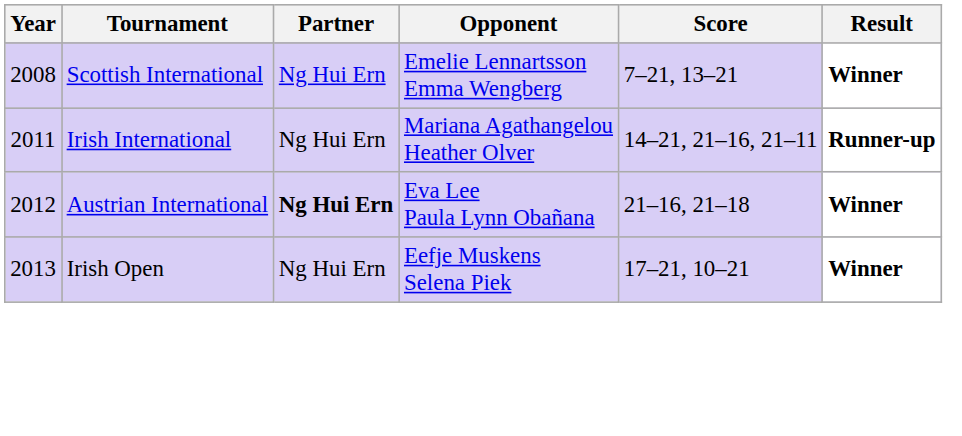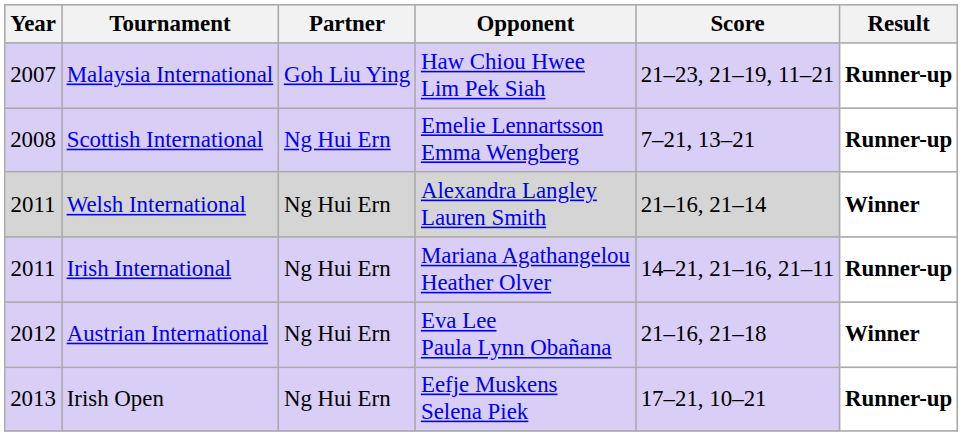+ row: (170, 75)
(865, 75) Winner -> (899, 139) Runner-up
+ row: (156, 204)
(336, 204) bold -> (337, 334) normal
(865, 269) Winner -> (899, 399) Runner-up
